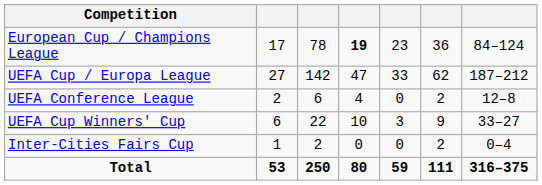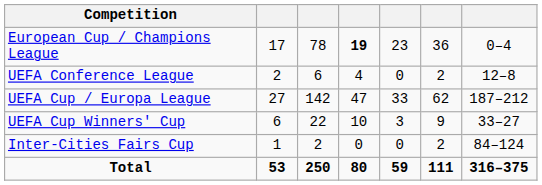(499, 47) 84–124 -> (499, 47) 0–4
rows swapped: (109, 78) <-> (101, 100)
(499, 146) 0–4 -> (499, 146) 84–124
